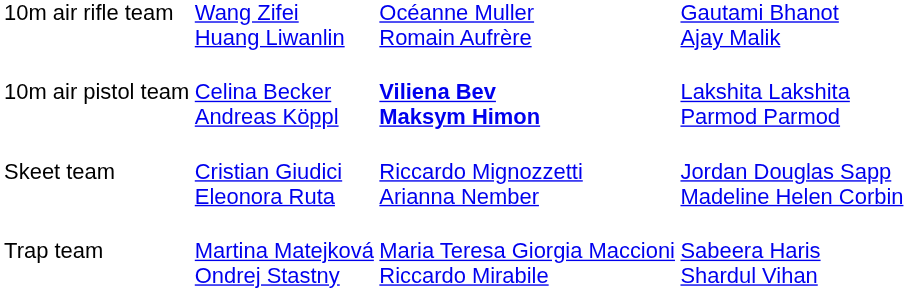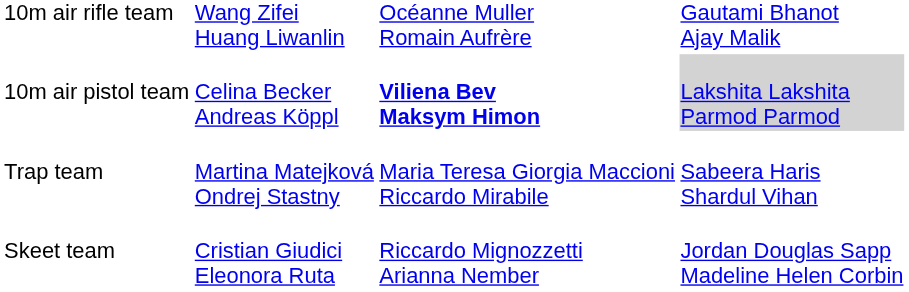(765, 104) no background -> (765, 104) lightgrey background
rows swapped: (54, 251) <-> (60, 171)
